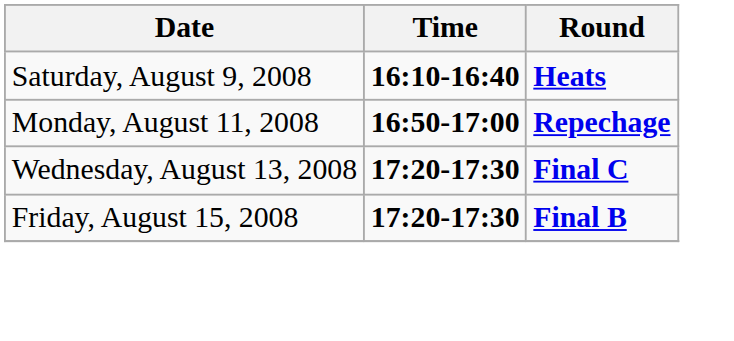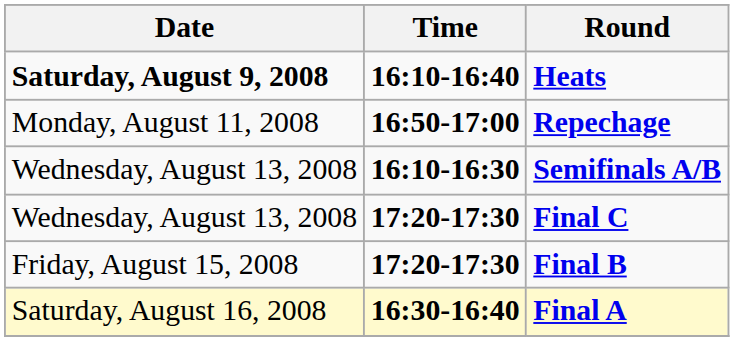(162, 75) normal -> (170, 75) bold
+ row: (627, 169)
+ row: (580, 311)
